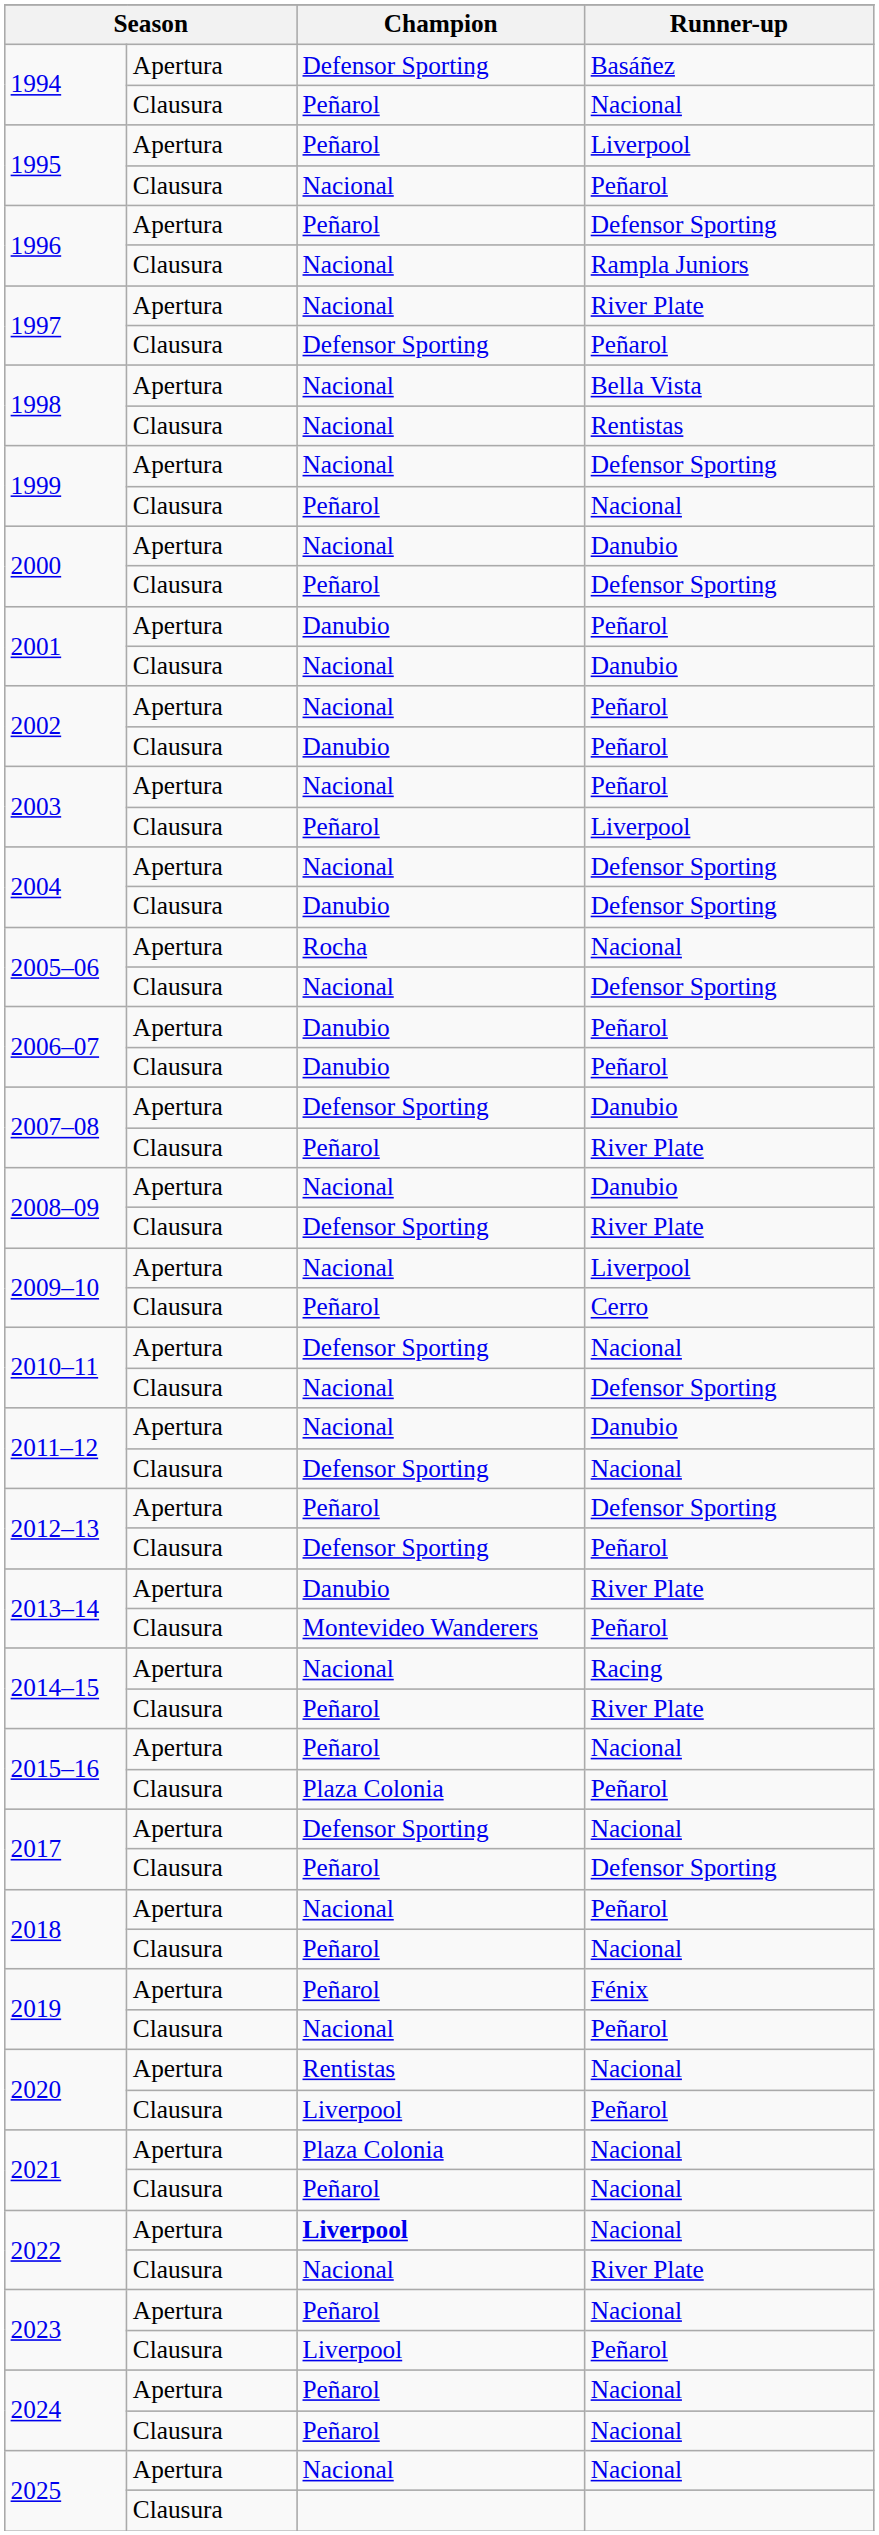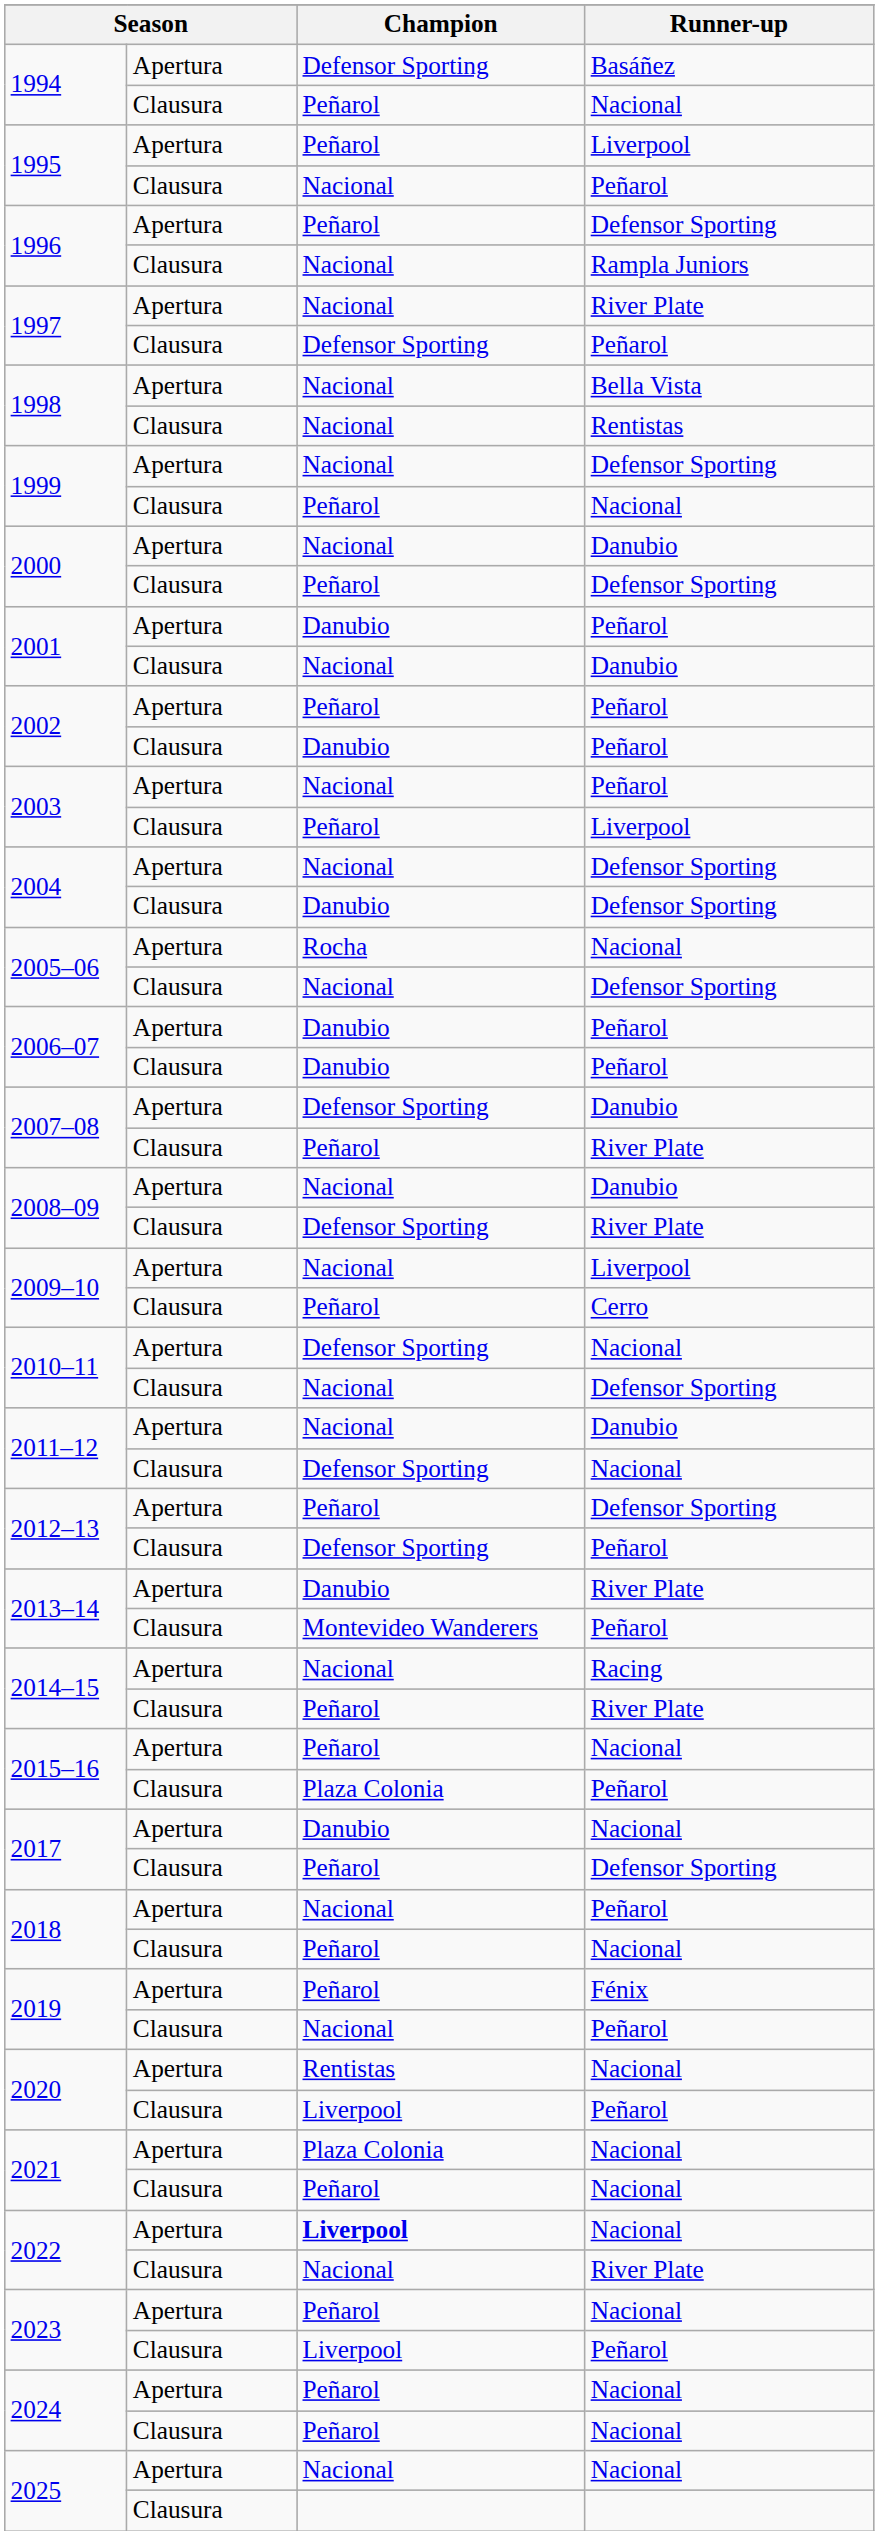(348, 706) Nacional -> (341, 706) Peñarol
(396, 1828) Defensor Sporting -> (346, 1828) Danubio
